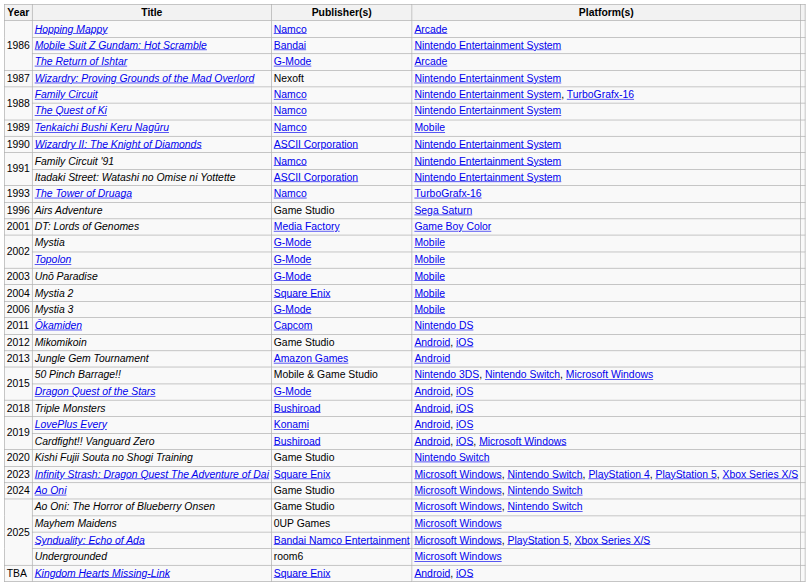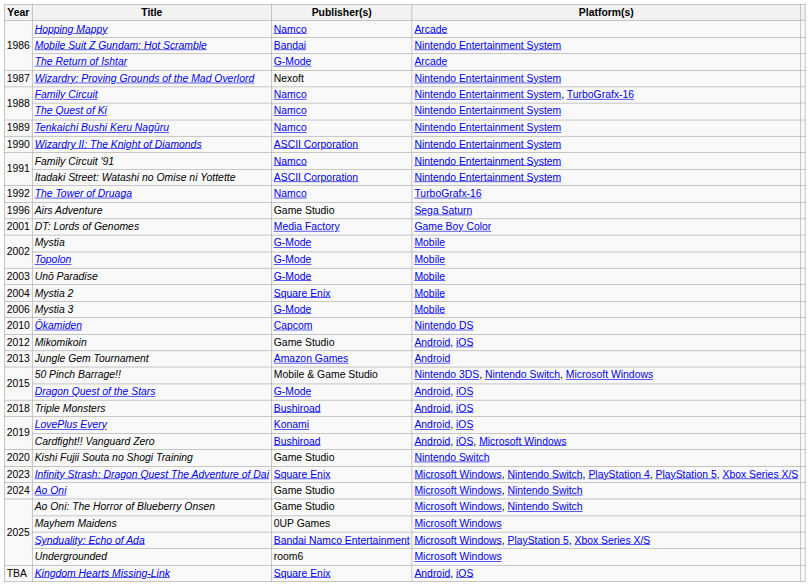(430, 128) Mobile -> (488, 128) Nintendo Entertainment System
(18, 194) 1993 -> (18, 194) 1992
(18, 326) 2011 -> (18, 326) 2010
